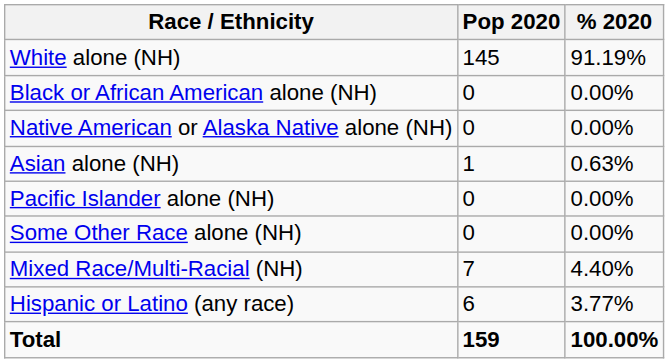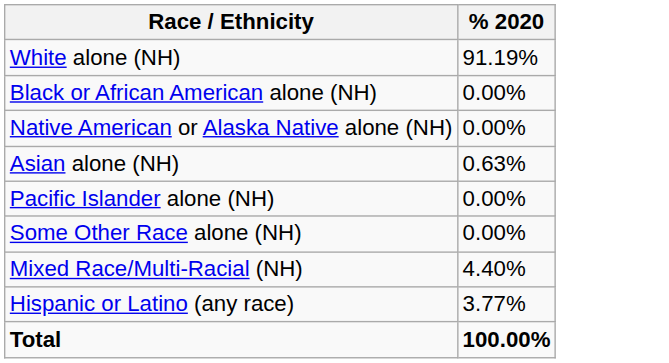- column: (511, 22)
